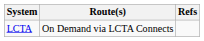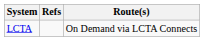columns swapped: (108, 12) <-> (188, 12)
